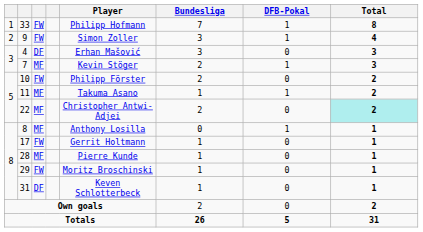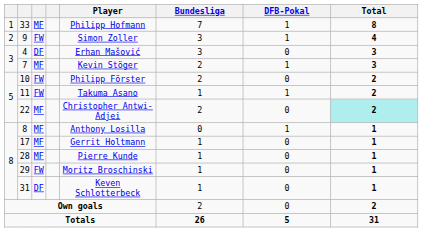(39, 25) FW -> (39, 25) MF
(39, 92) MF -> (39, 92) FW
(39, 143) FW -> (39, 143) MF
